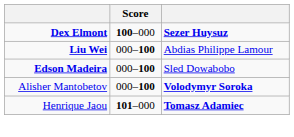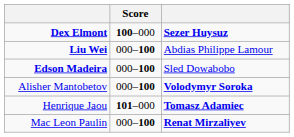+ row: (69, 123)
